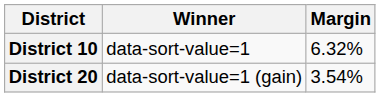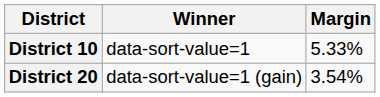(337, 48) 6.32% -> (337, 48) 5.33%
